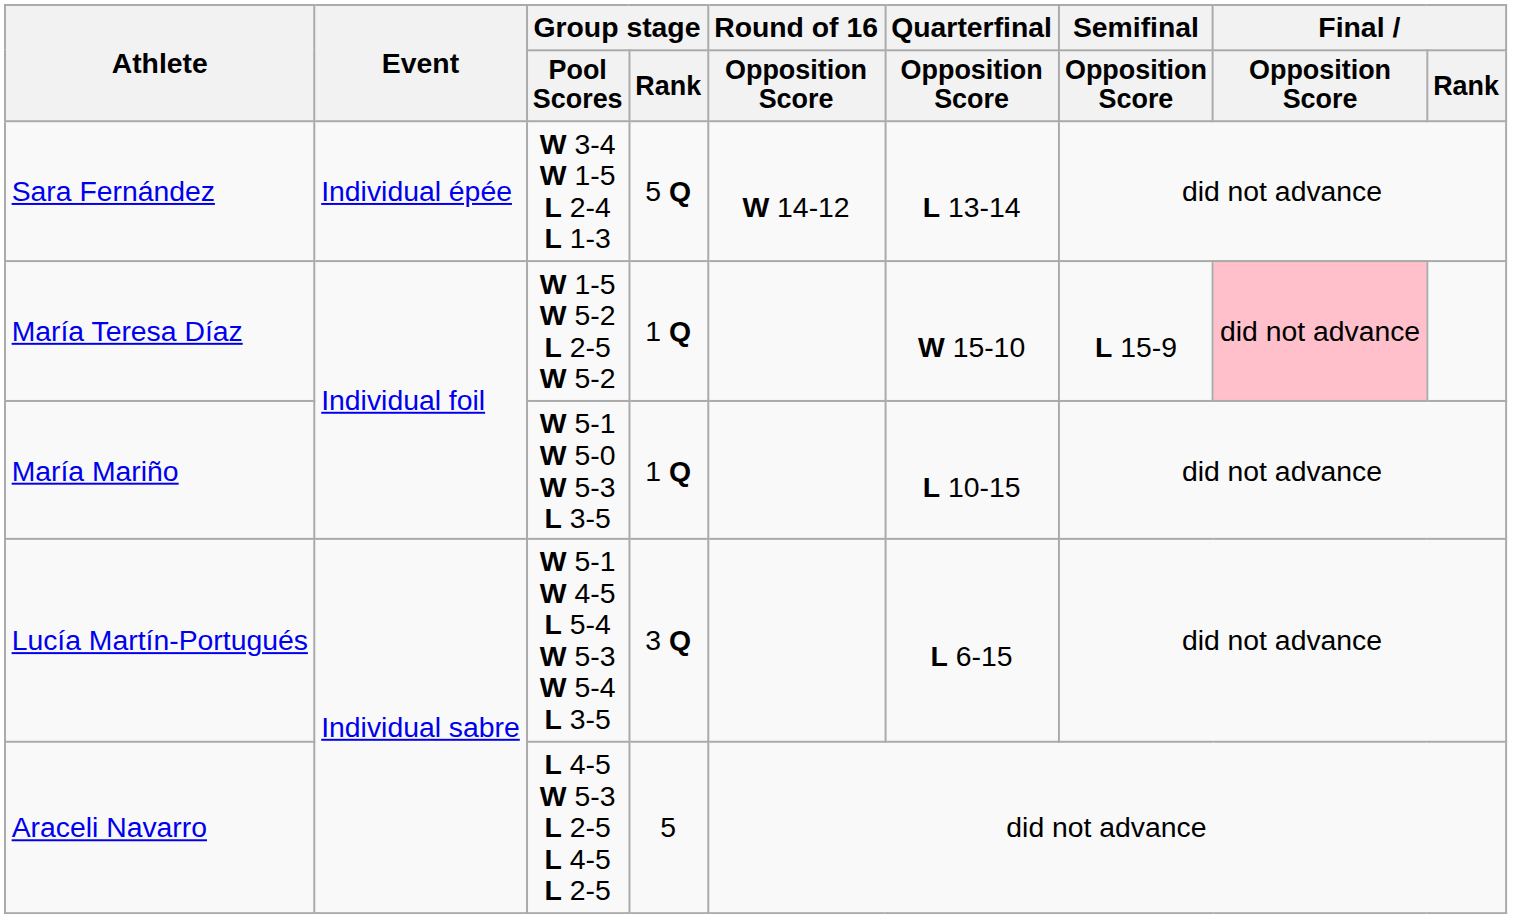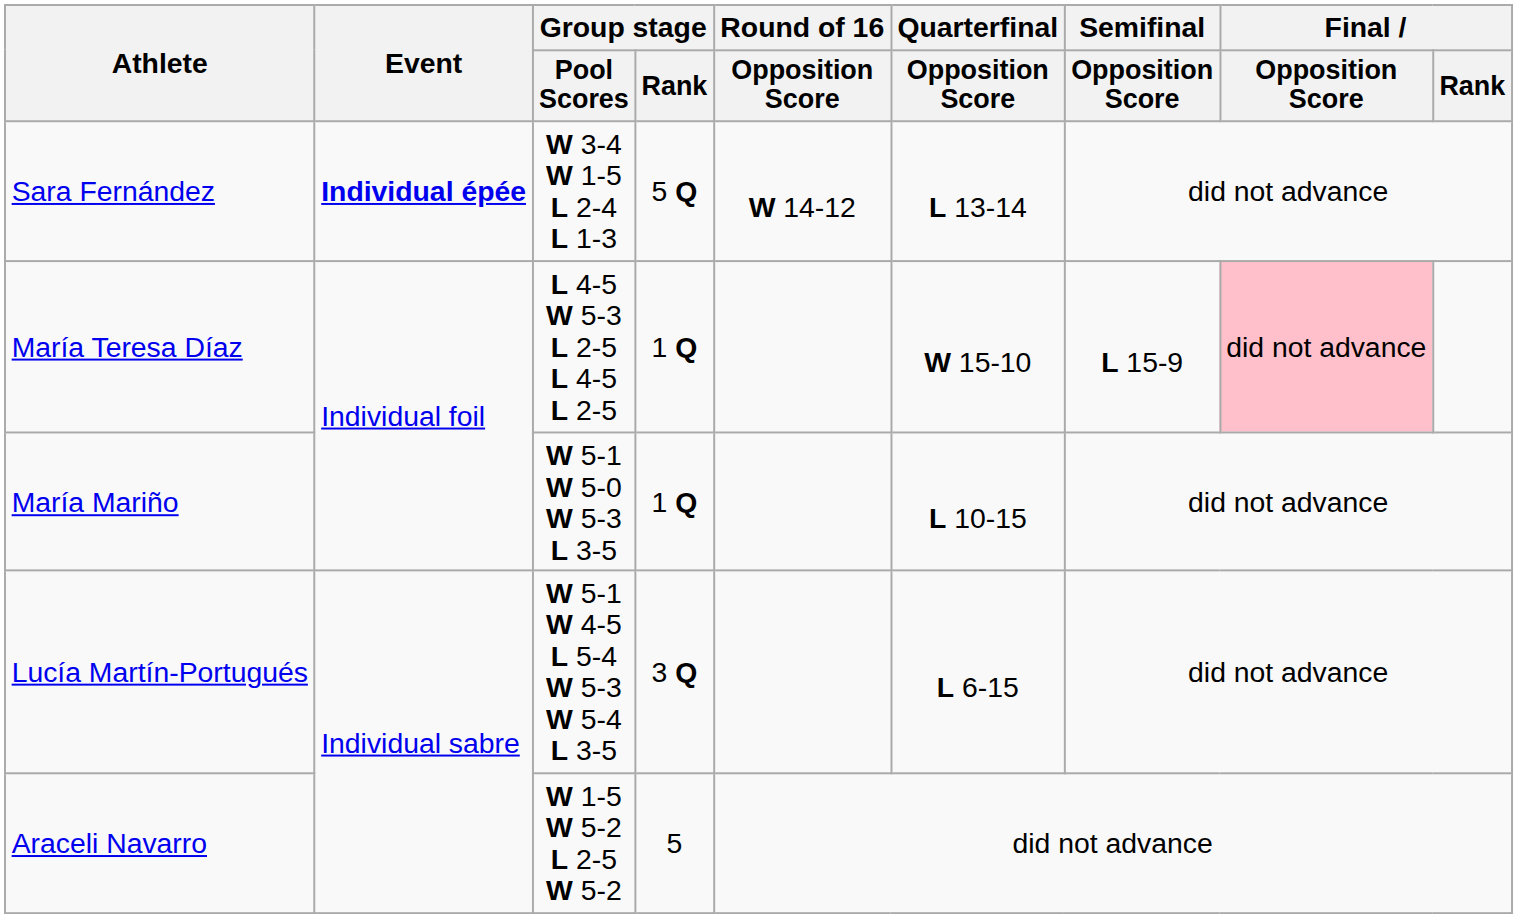(417, 192) normal -> (424, 192) bold
(578, 331) W 1-5 W 5-2 L 2-5 W 5-2 -> (584, 347) L 4-5 W 5-3 L 2-5 L 4-5 L 2-5
(578, 828) L 4-5 W 5-3 L 2-5 L 4-5 L 2-5 -> (584, 844) W 1-5 W 5-2 L 2-5 W 5-2
